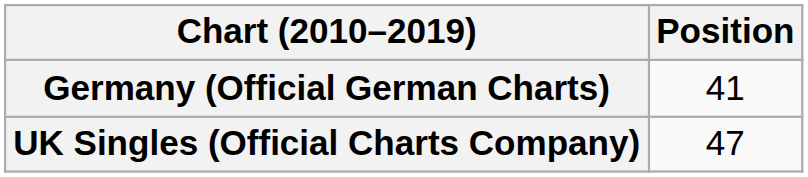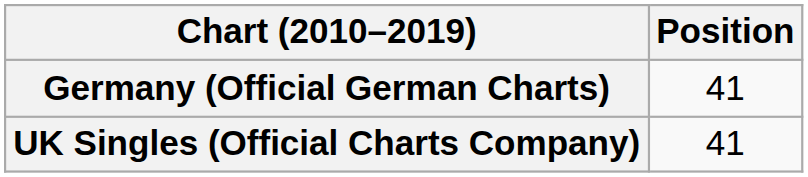(725, 143) 47 -> (725, 143) 41
